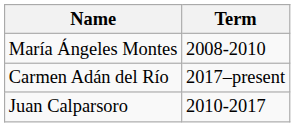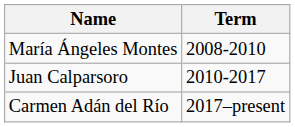rows swapped: (68, 106) <-> (89, 77)
